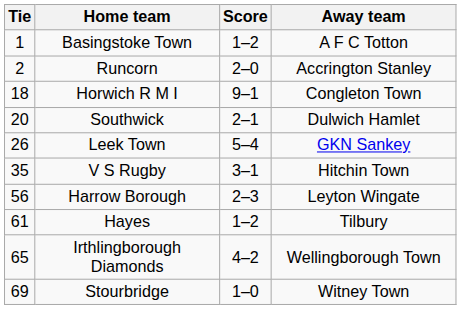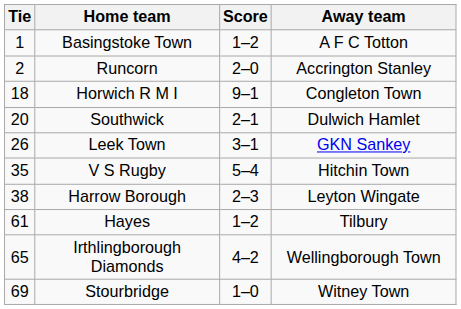(245, 145) 5–4 -> (245, 145) 3–1
(245, 171) 3–1 -> (245, 171) 5–4
(20, 196) 56 -> (20, 196) 38
